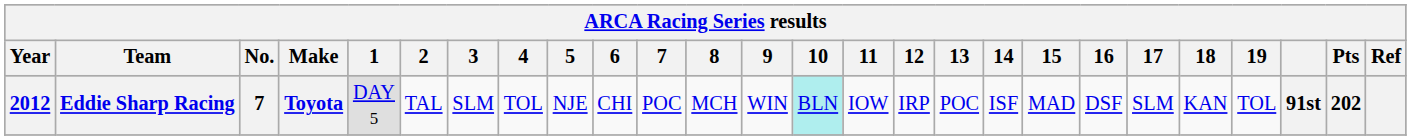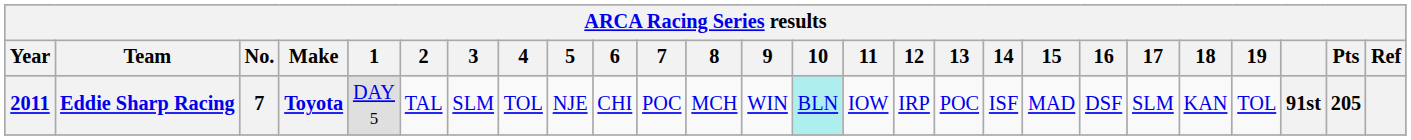(30, 104) 2012 -> (30, 104) 2011
(1346, 104) 202 -> (1346, 104) 205
